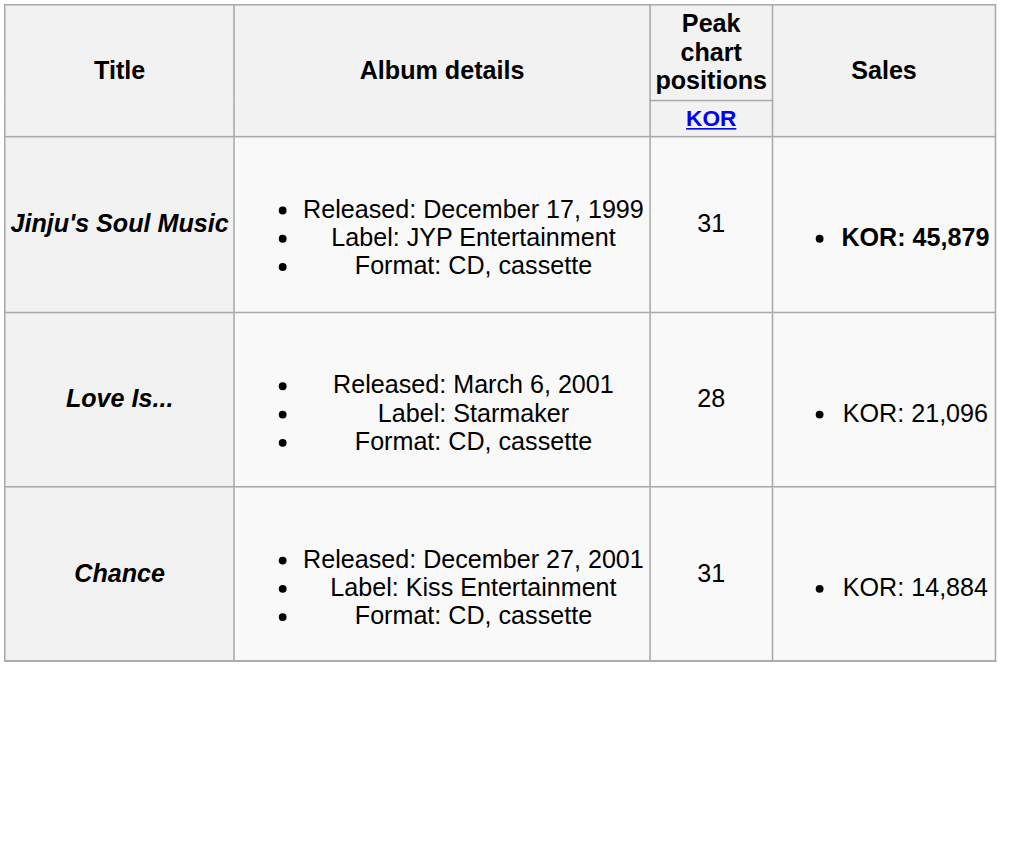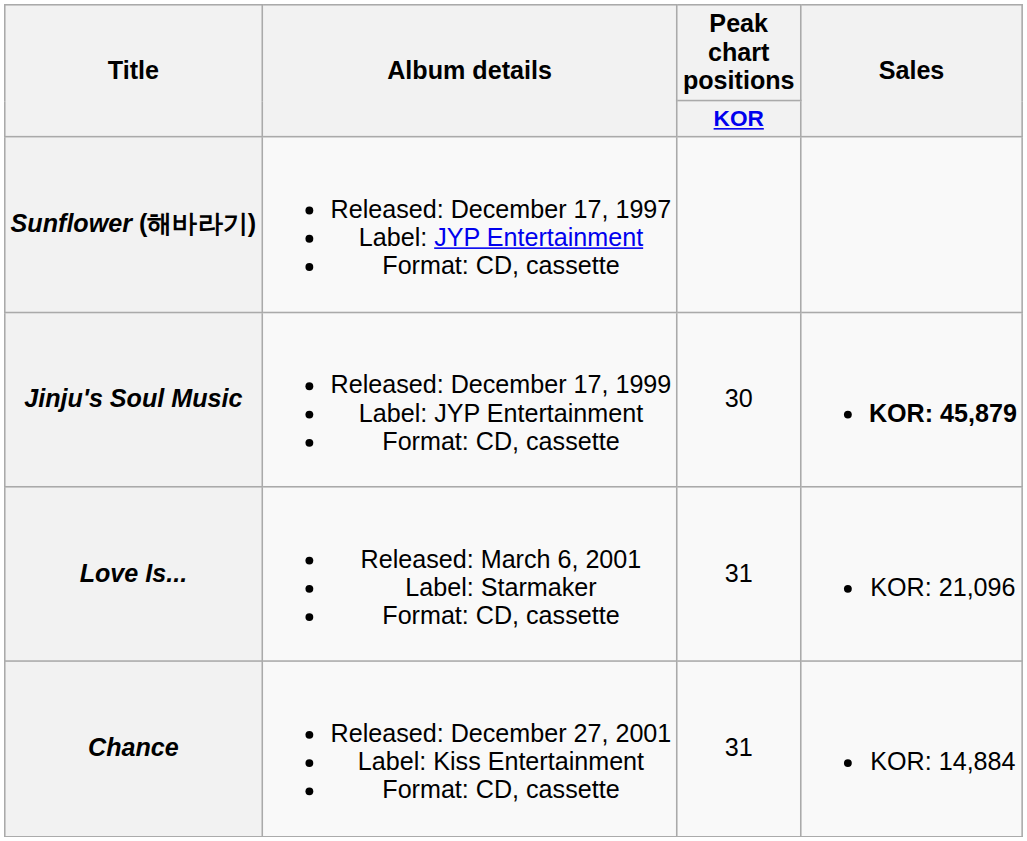+ row: (133, 223)
(711, 224) 31 -> (739, 398) 30
(711, 398) 28 -> (739, 573) 31
